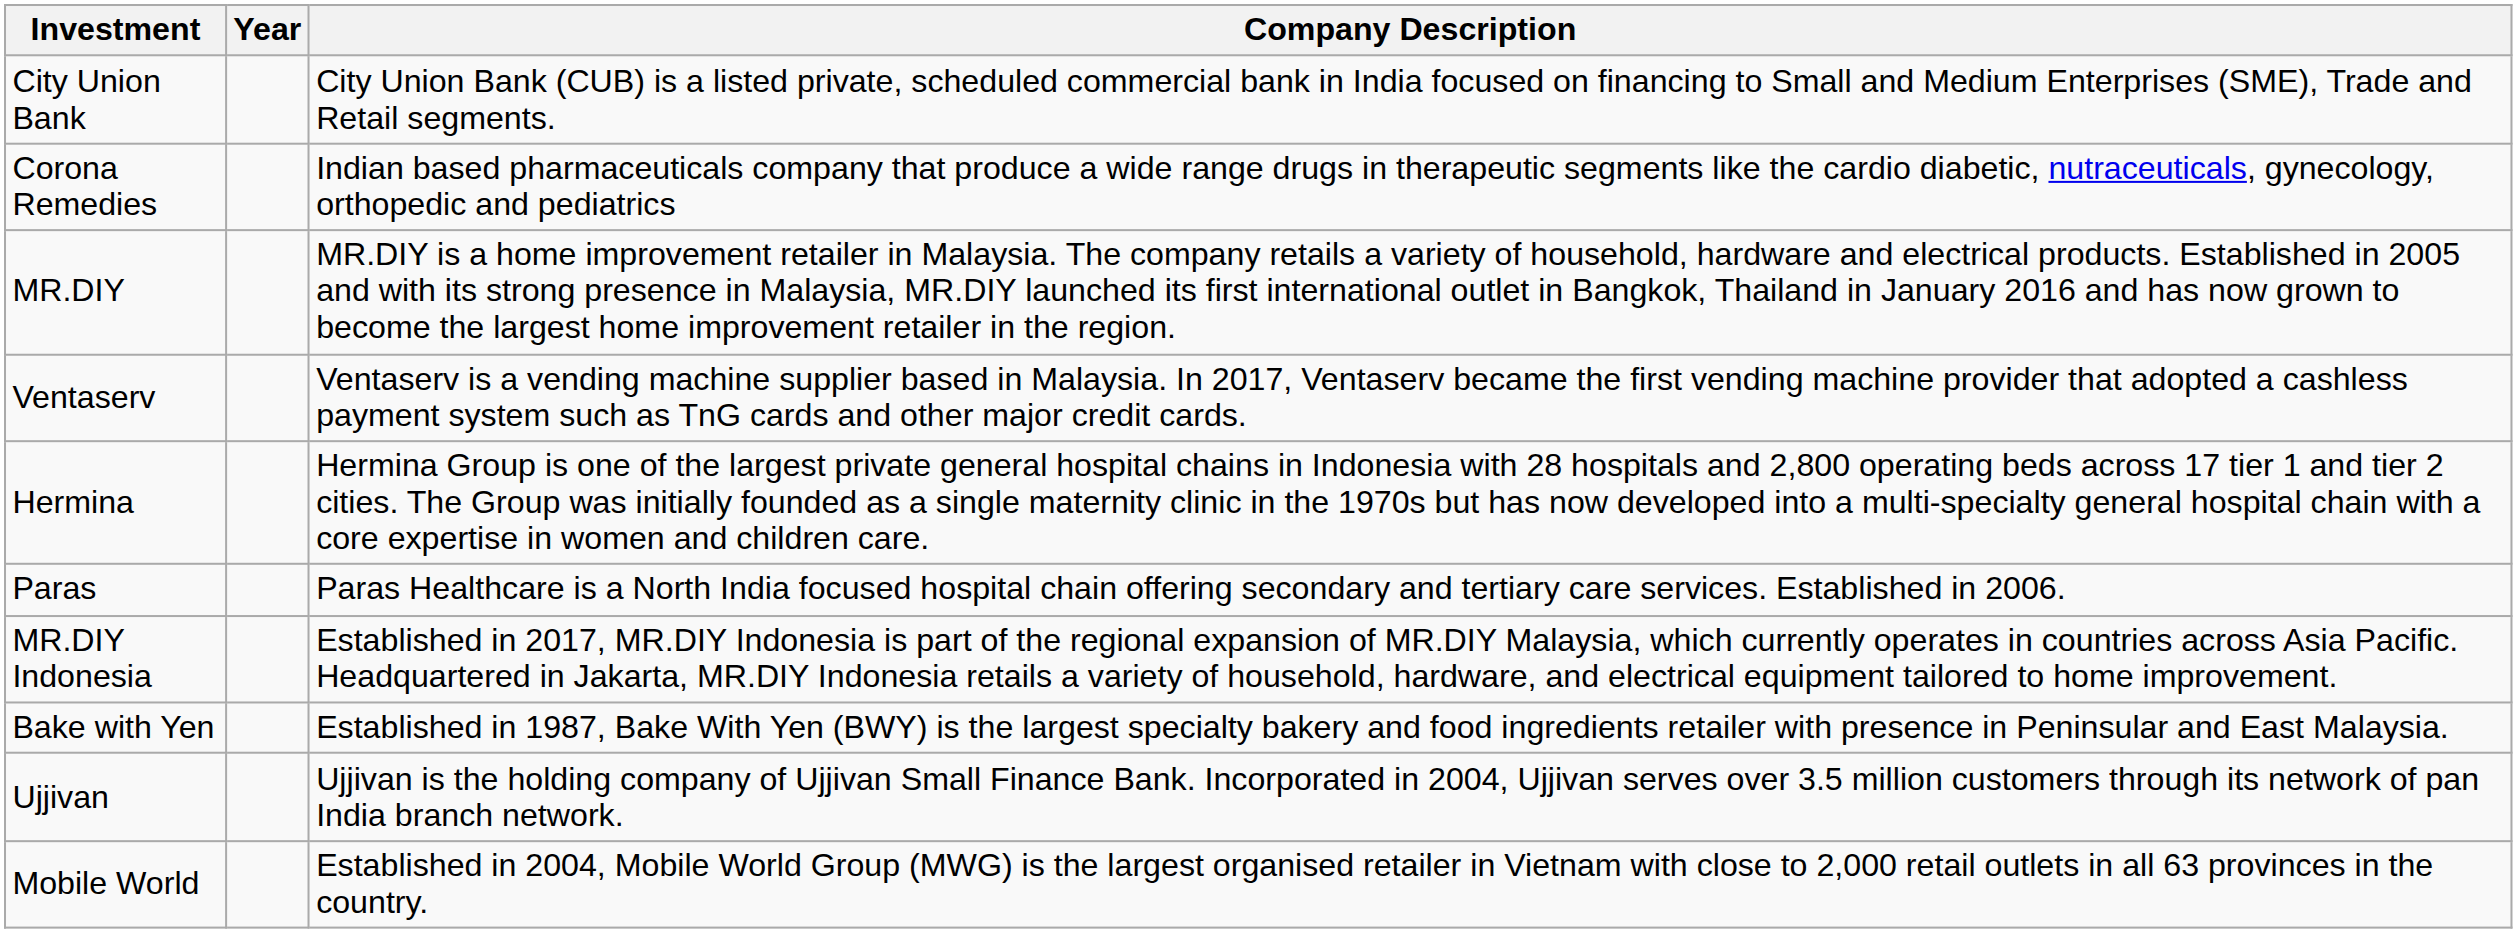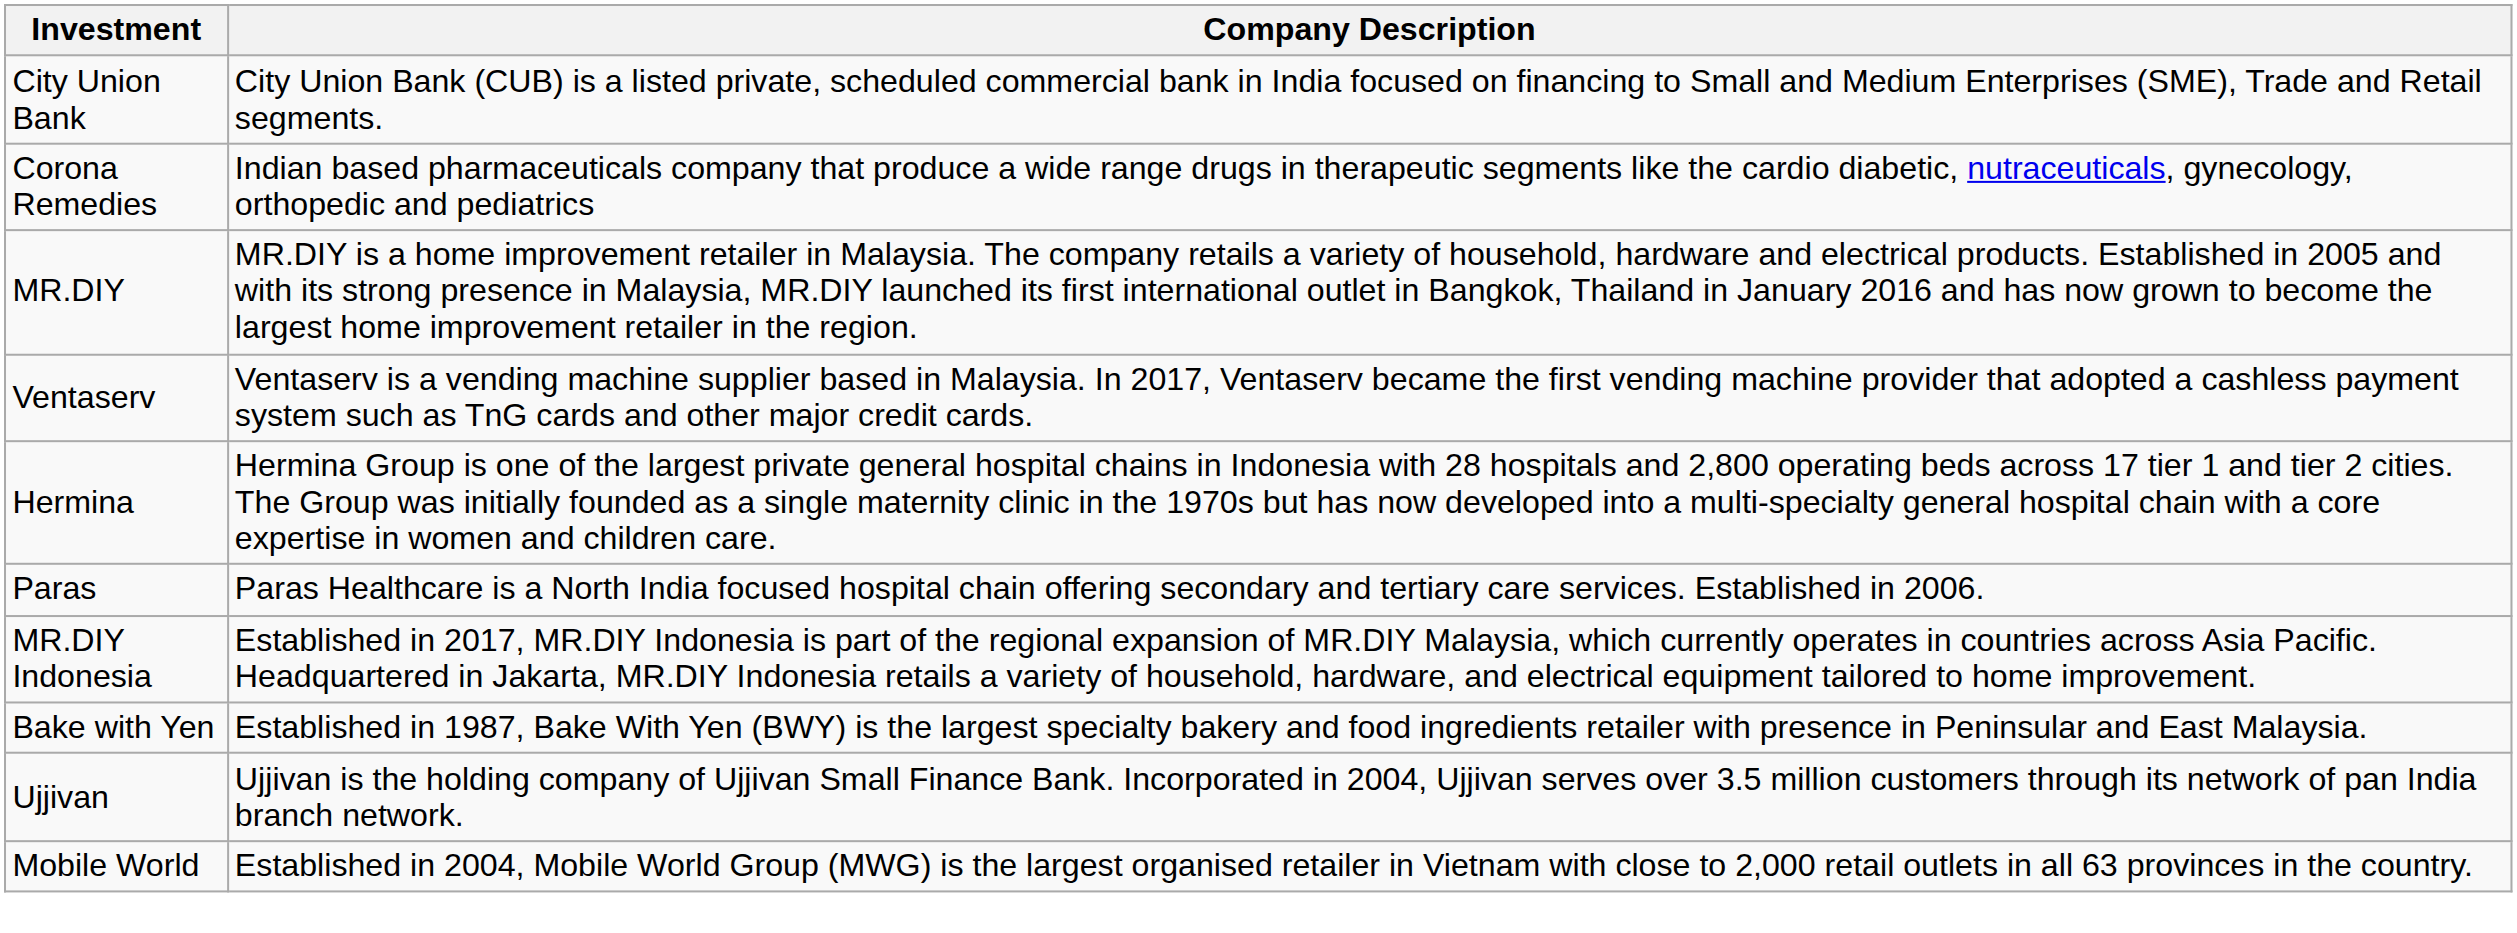- column: (267, 30)
